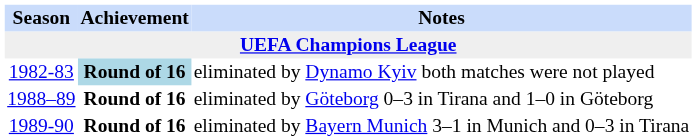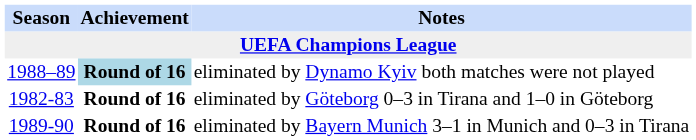(41, 71) 1982-83 -> (41, 71) 1988–89
(41, 98) 1988–89 -> (41, 98) 1982-83
